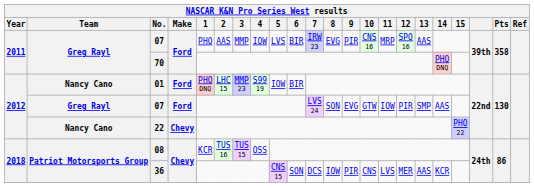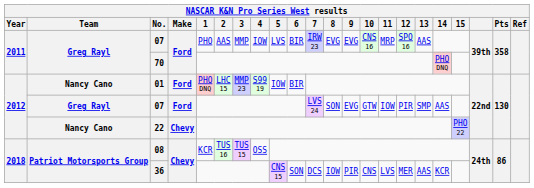(351, 41) PIR -> (351, 41) EVG
